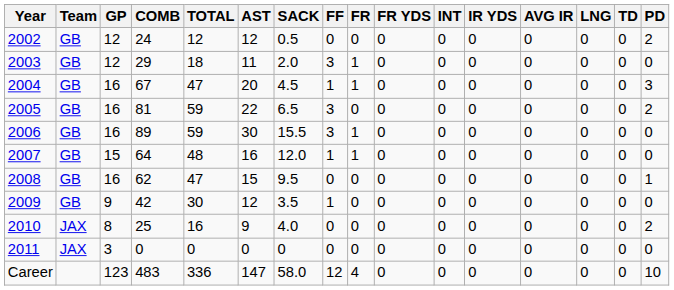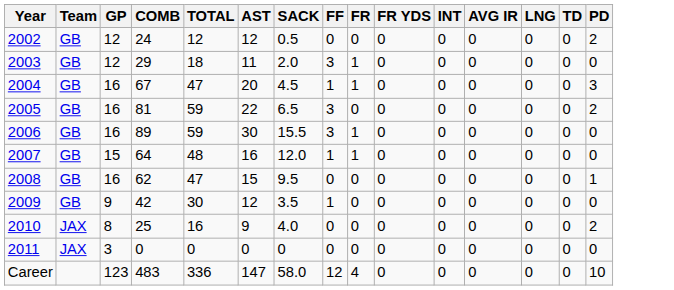- column: (493, 16)
